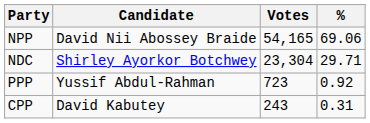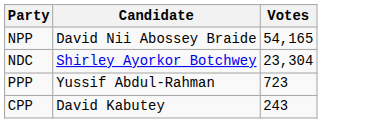- column: (341, 16)
